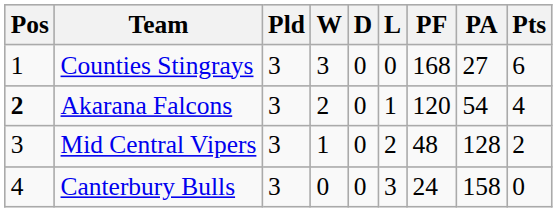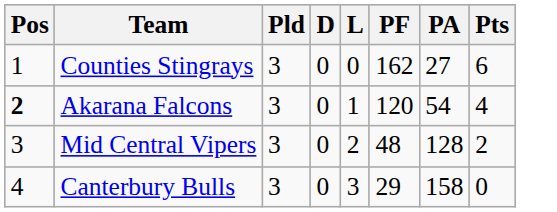- column: (329, 24)
(432, 65) 168 -> (394, 65) 162
(425, 186) 24 -> (388, 186) 29
